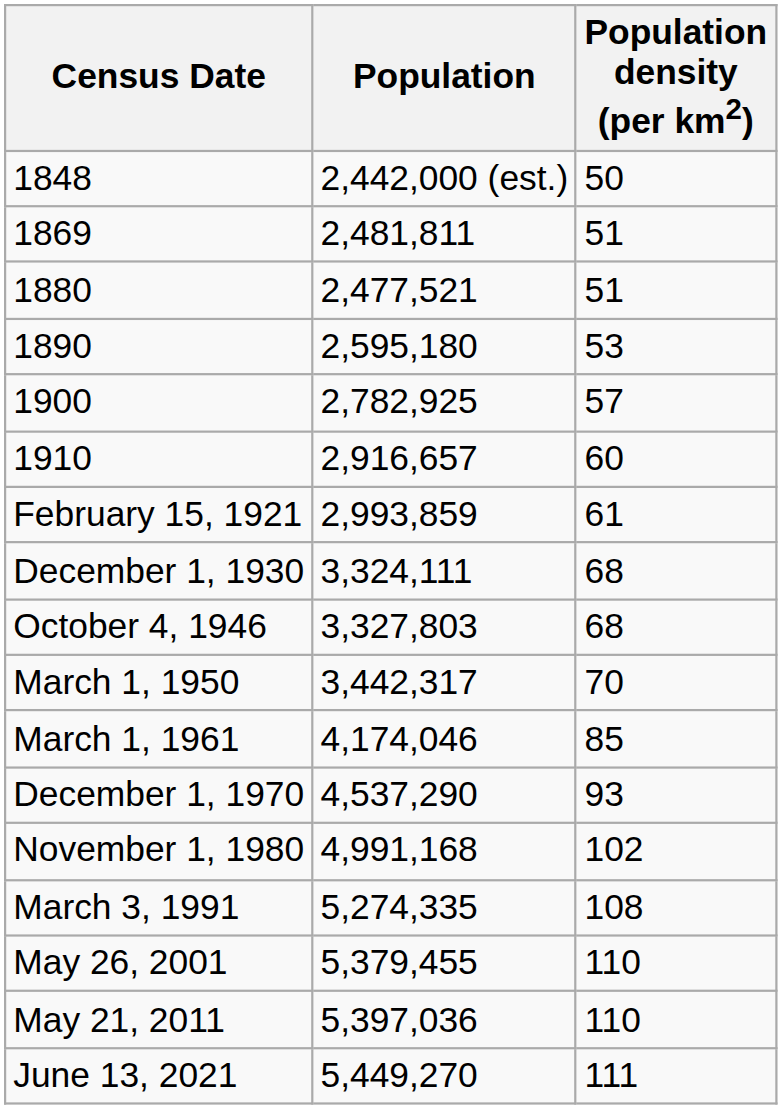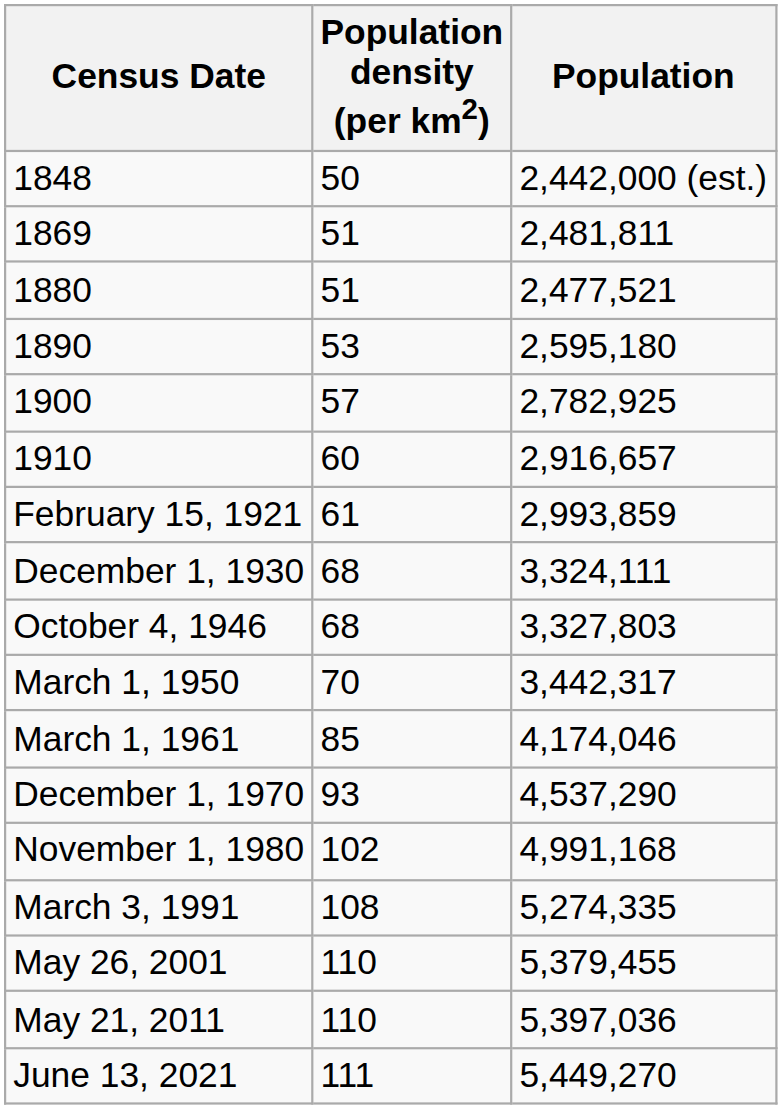columns swapped: (444, 77) <-> (676, 77)
